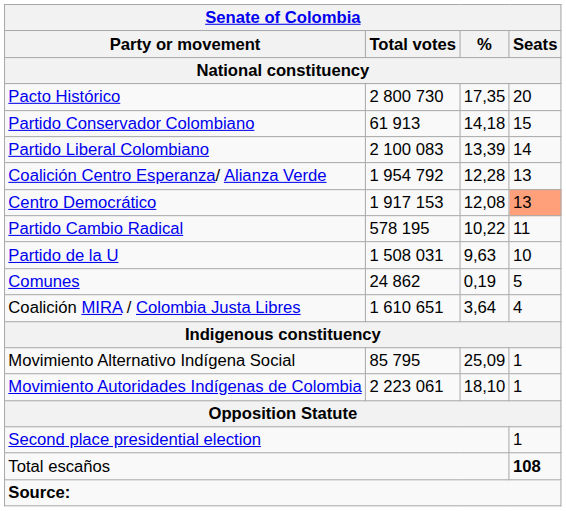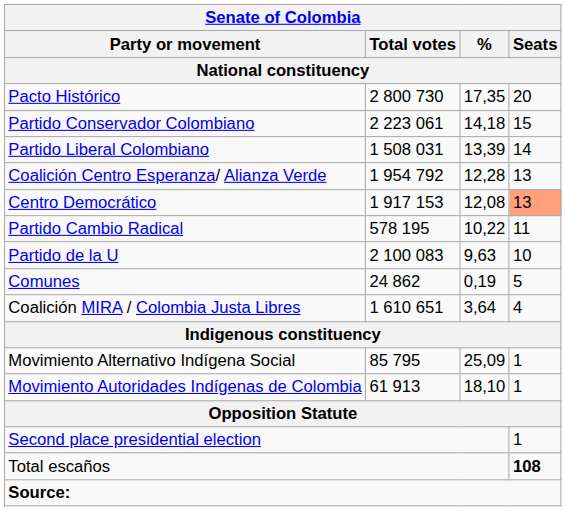(395, 123) 61 913 -> (406, 123) 2 223 061
(406, 149) 2 100 083 -> (406, 149) 1 508 031
(406, 255) 1 508 031 -> (406, 255) 2 100 083
(406, 387) 2 223 061 -> (395, 387) 61 913
